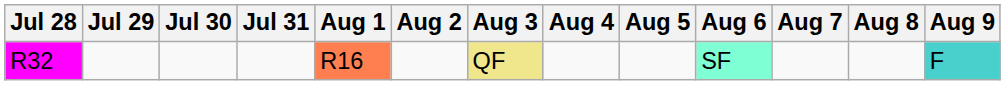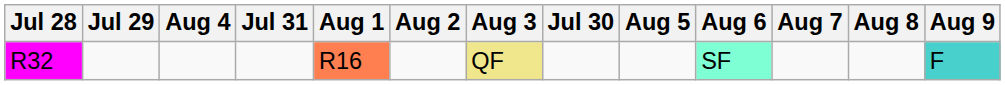columns swapped: (199, 23) <-> (581, 23)
